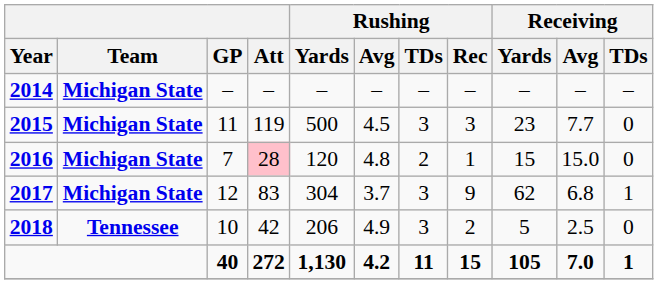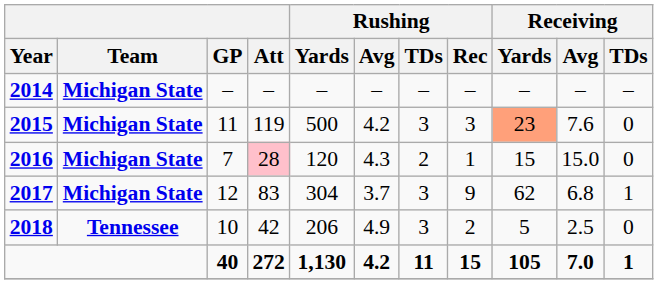(377, 124) 4.5 -> (377, 124) 4.2
(525, 124) no background -> (525, 124) lightsalmon background
(580, 124) 7.7 -> (580, 124) 7.6
(377, 158) 4.8 -> (377, 158) 4.3
